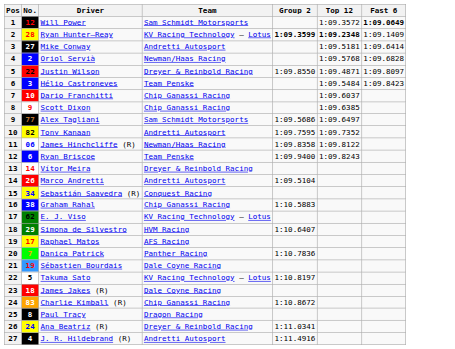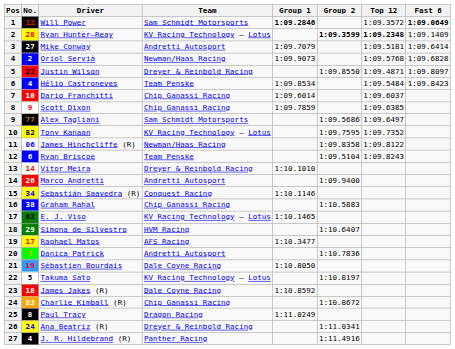+ column: (295, 11)
(30, 84) 3 -> (30, 84) 4
(185, 132) Andretti Autosport -> (207, 132) KV Racing Technology – Lotus
(295, 157) 1:09.9400 -> (339, 157) 1:09.5104
(295, 181) 1:09.5104 -> (339, 181) 1:09.9400
(176, 254) Panther Racing -> (185, 254) Andretti Autosport
(185, 339) Andretti Autosport -> (176, 339) Panther Racing
